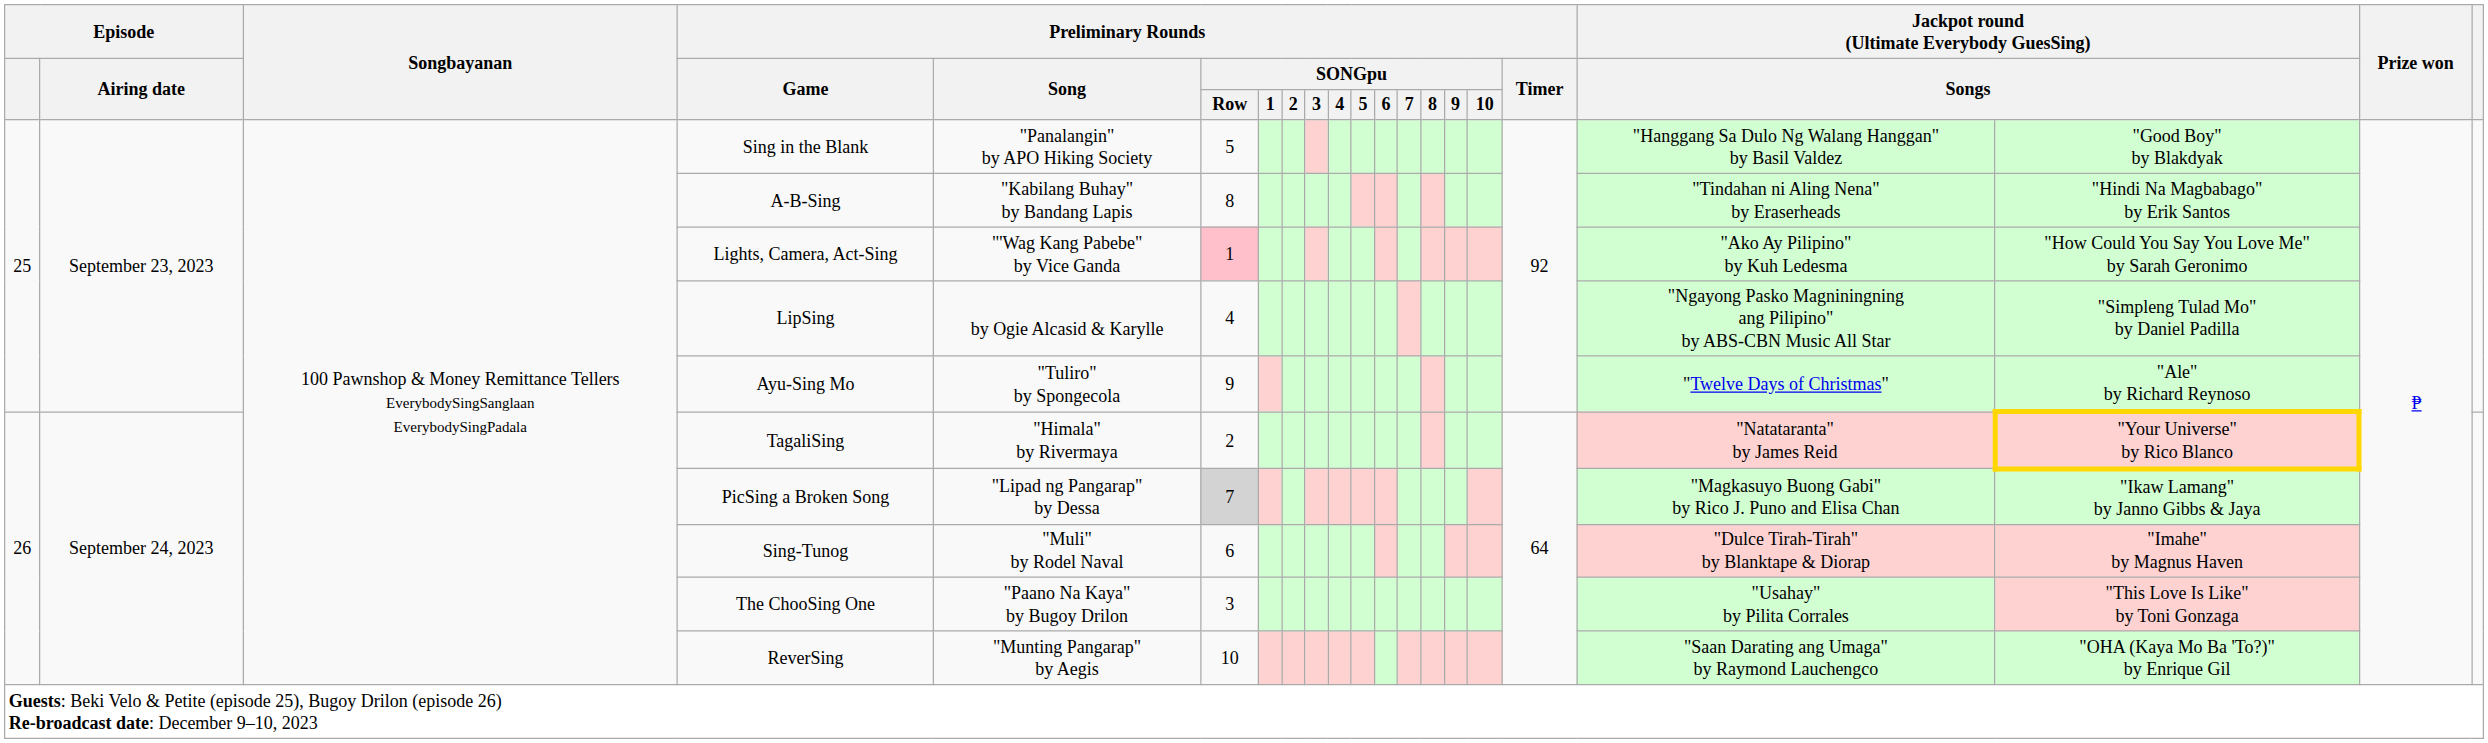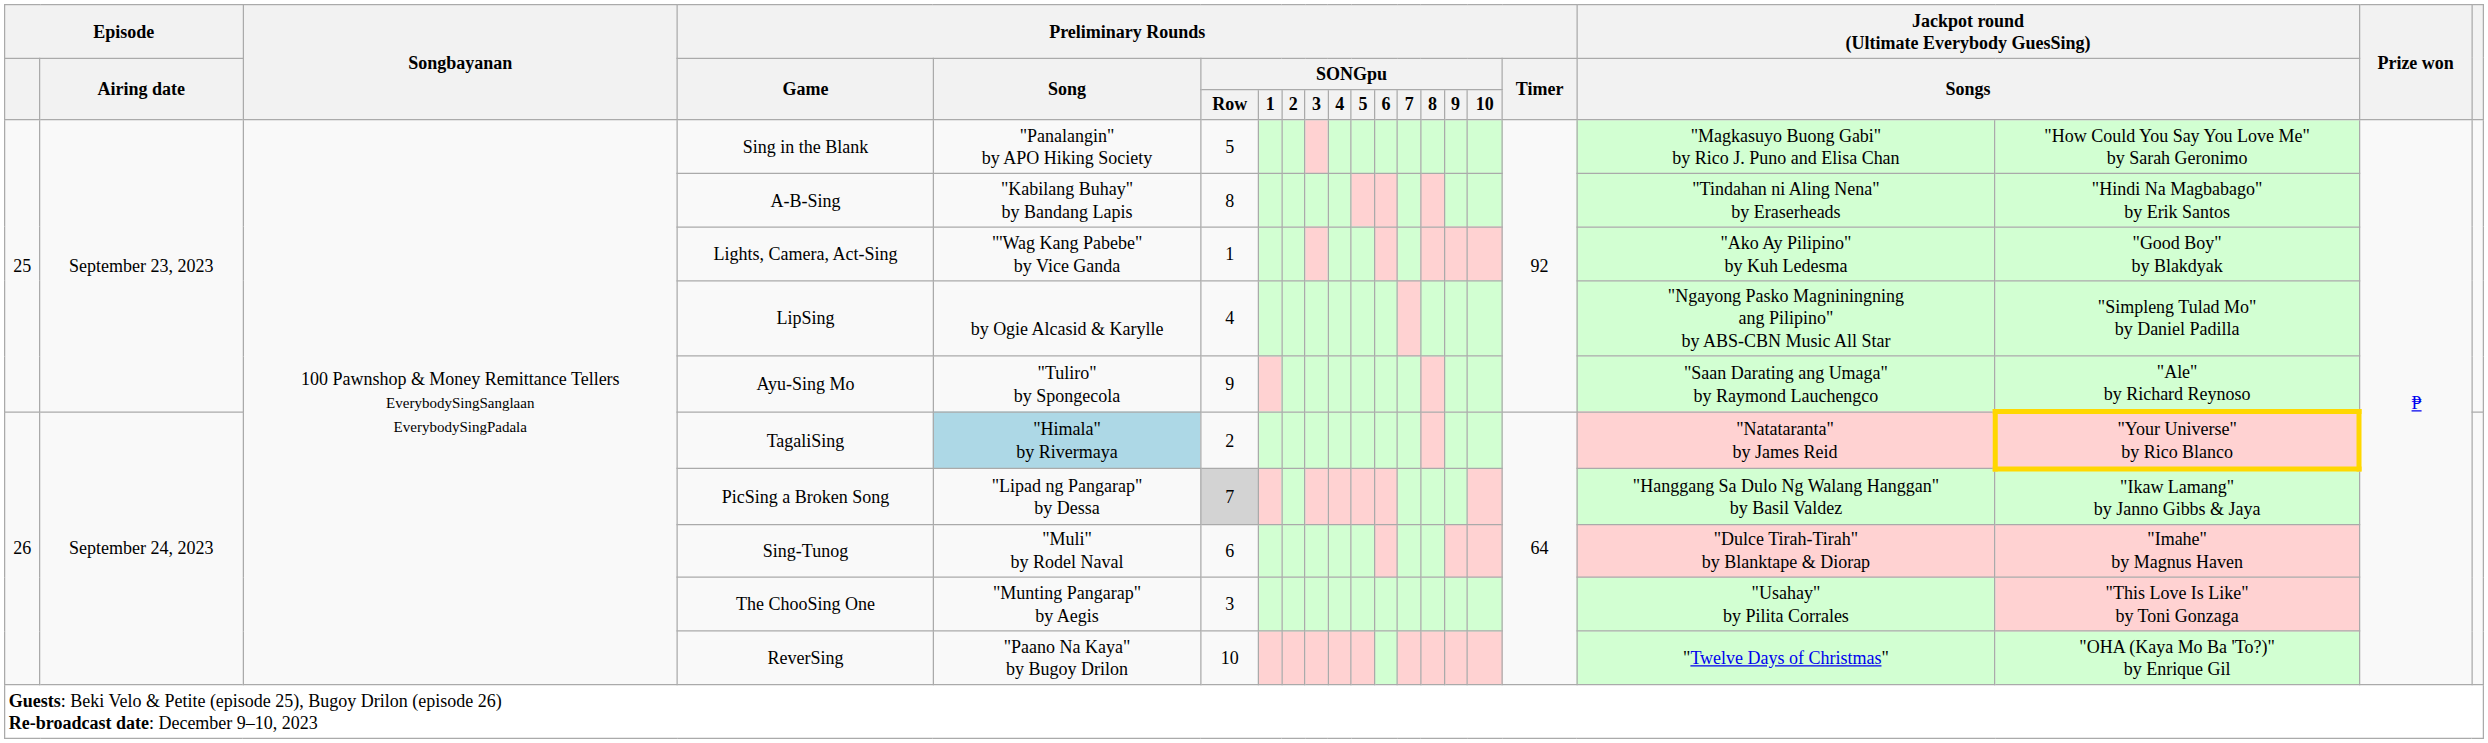(1786, 147) "Hanggang Sa Dulo Ng Walang Hanggan" by Basil Valdez -> (1786, 147) "Magkasuyo Buong Gabi" by Rico J. Puno and Elisa Chan
(2177, 147) "Good Boy" by Blakdyak -> (2177, 147) "How Could You Say You Love Me" by Sarah Geronimo
(1230, 254) pink background -> (1230, 254) no background
(2177, 254) "How Could You Say You Love Me" by Sarah Geronimo -> (2177, 254) "Good Boy" by Blakdyak
(1786, 384) "Twelve Days of Christmas" -> (1786, 384) "Saan Darating ang Umaga" by Raymond Lauchengco
(1067, 440) no background -> (1067, 440) lightblue background
(1786, 497) "Magkasuyo Buong Gabi" by Rico J. Puno and Elisa Chan -> (1786, 497) "Hanggang Sa Dulo Ng Walang Hanggan" by Basil Valdez
(1067, 605) "Paano Na Kaya" by Bugoy Drilon -> (1067, 605) "Munting Pangarap" by Aegis
(1067, 658) "Munting Pangarap" by Aegis -> (1067, 658) "Paano Na Kaya" by Bugoy Drilon
(1786, 658) "Saan Darating ang Umaga" by Raymond Lauchengco -> (1786, 658) "Twelve Days of Christmas"
